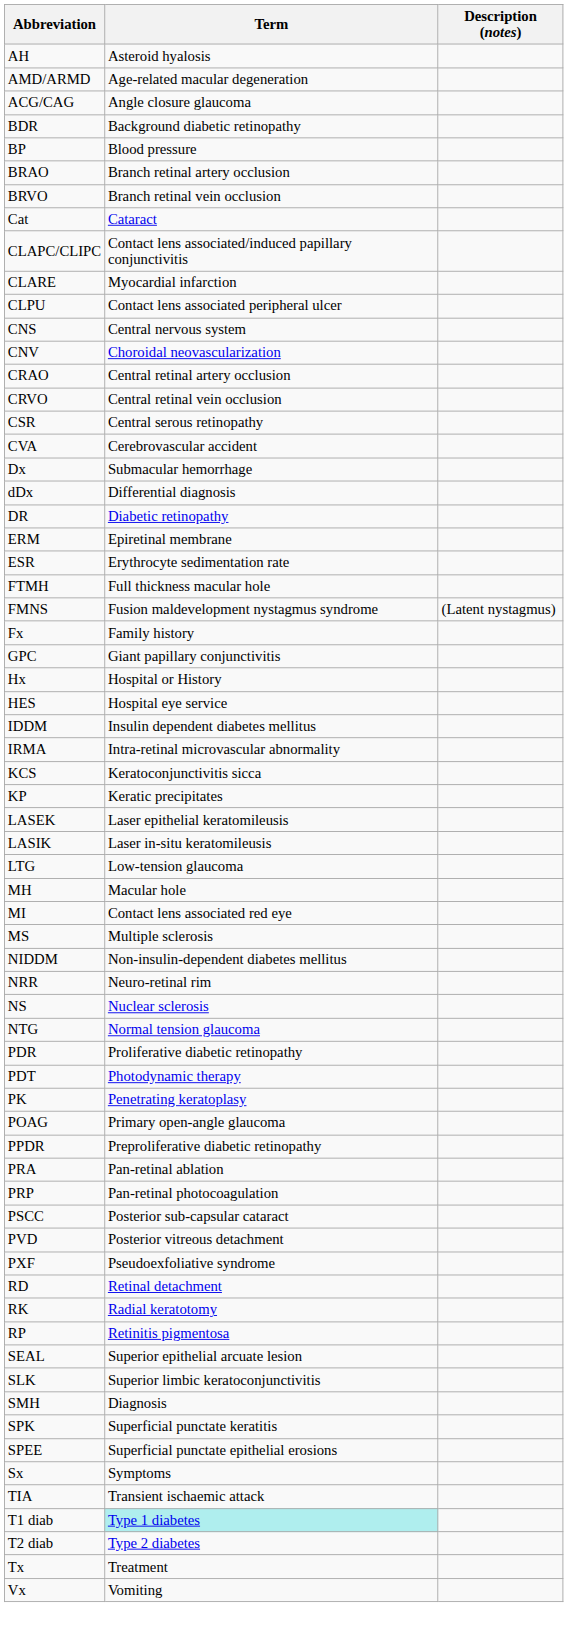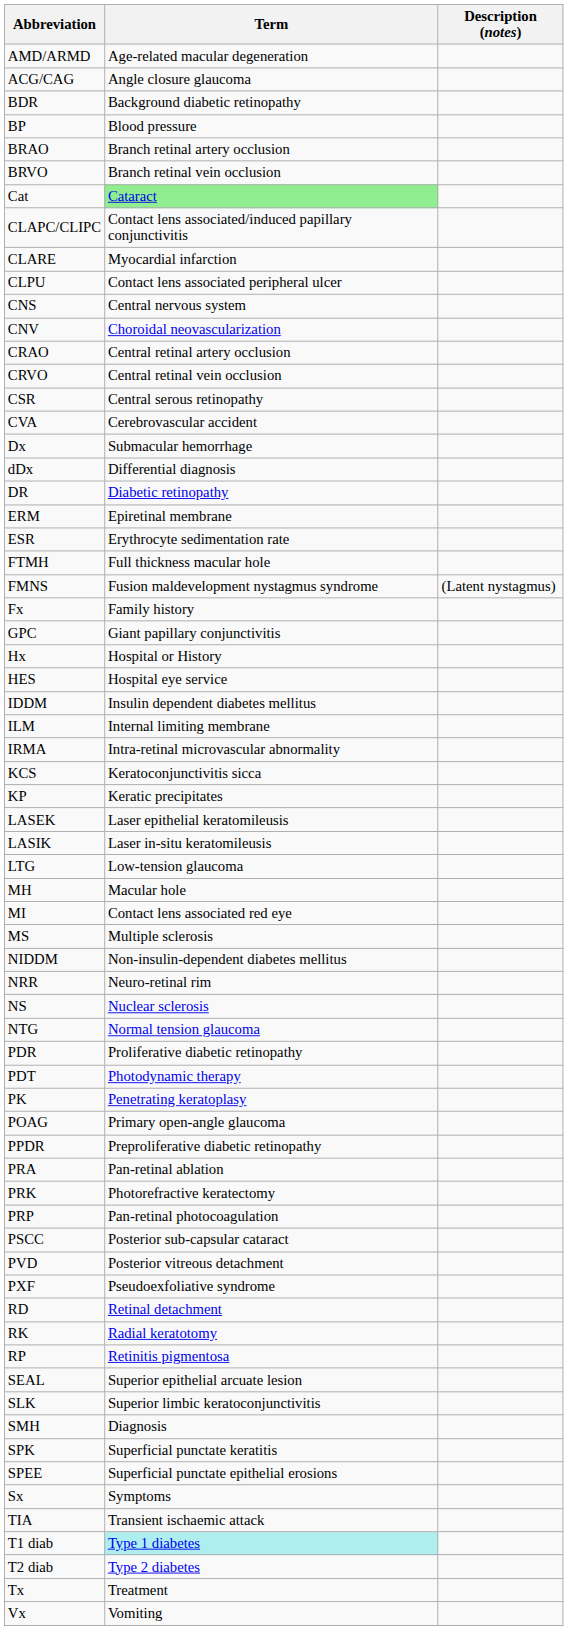- row: (18, 56)
(132, 219) no background -> (132, 196) lightgreen background
+ row: (21, 726)
+ row: (22, 1193)
